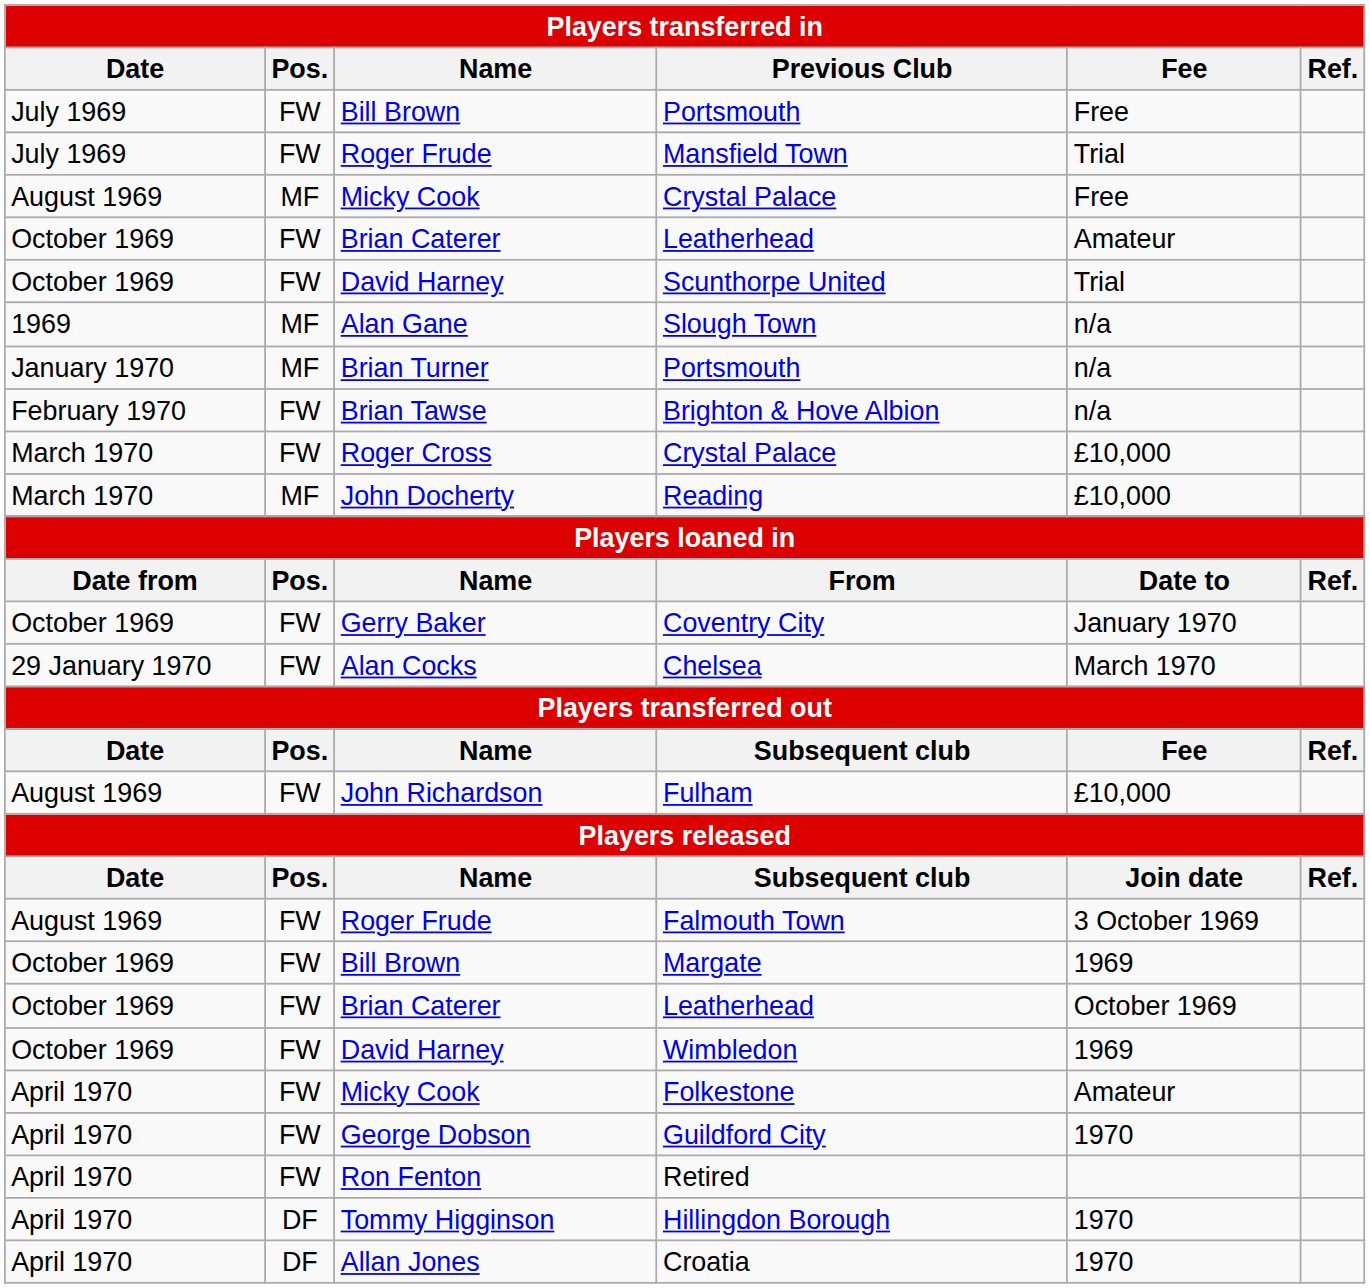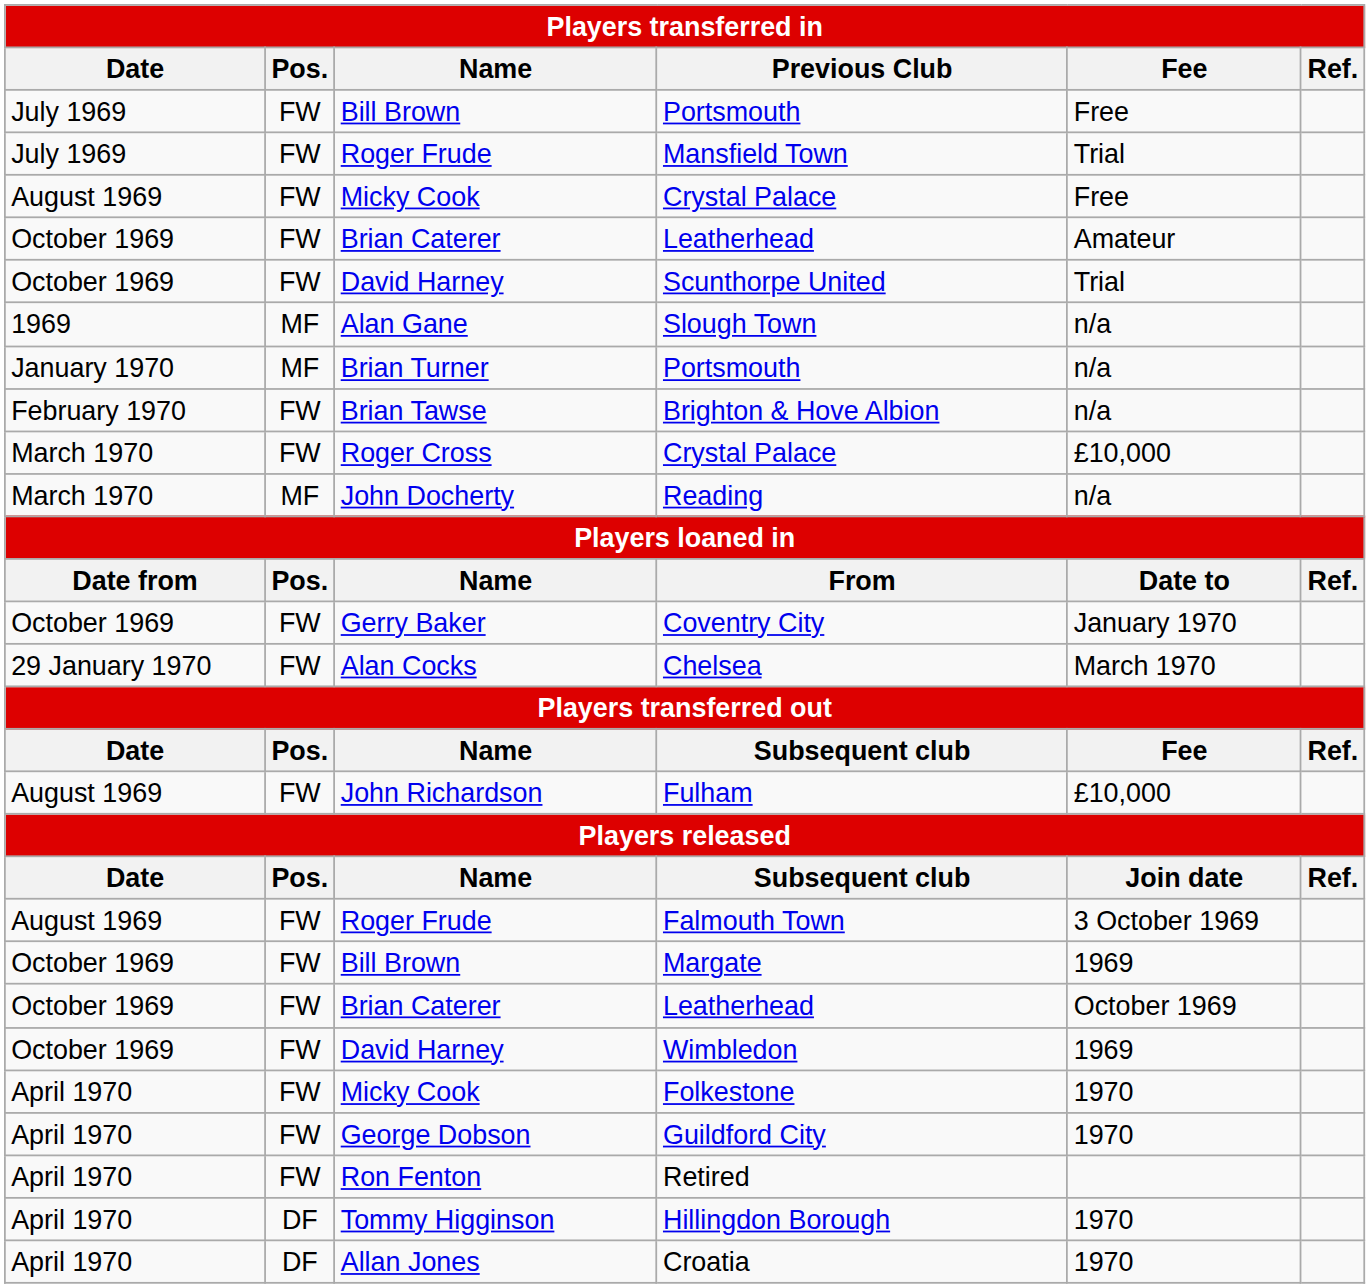(300, 197) MF -> (300, 197) FW
(1122, 495) £10,000 -> (1092, 495) n/a
(1125, 1091) Amateur -> (1104, 1091) 1970
